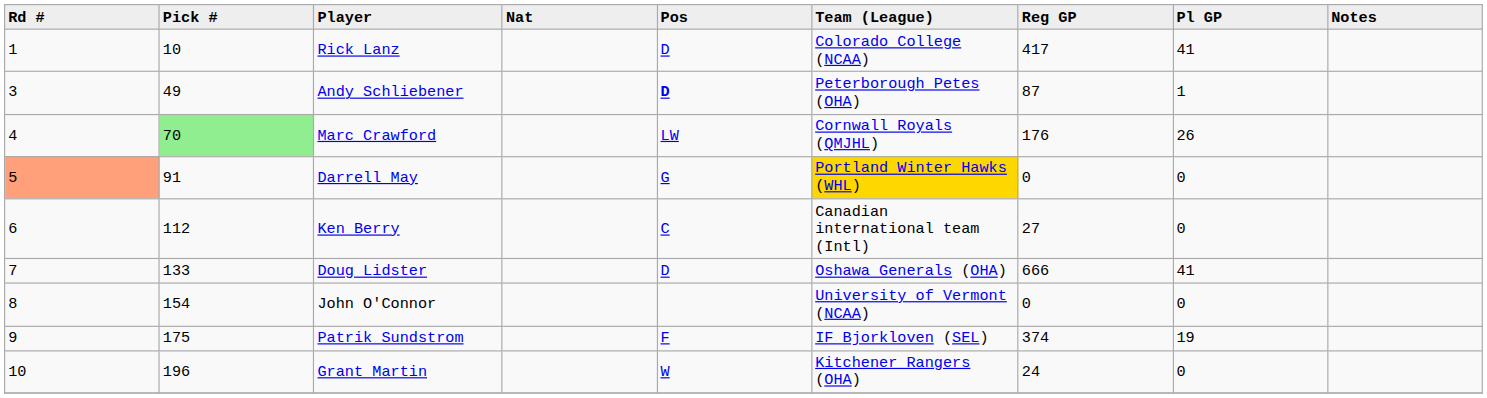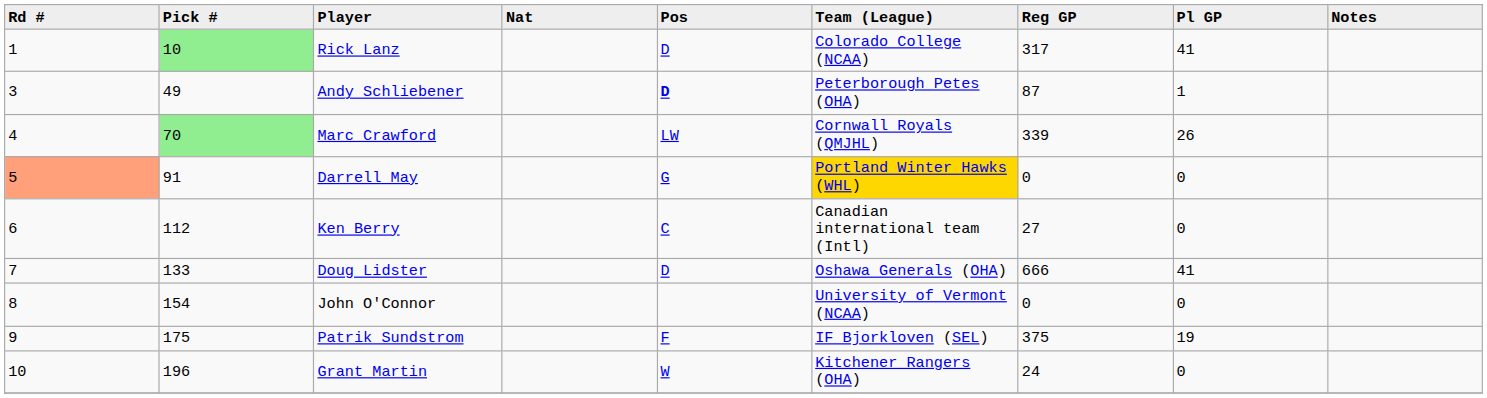(172, 51) no background -> (172, 51) lightgreen background
(1036, 51) 417 -> (1036, 51) 317
(1036, 135) 176 -> (1036, 135) 339
(1036, 338) 374 -> (1036, 338) 375
